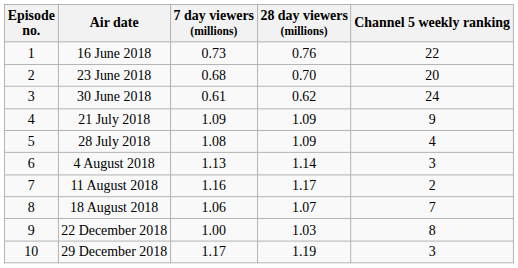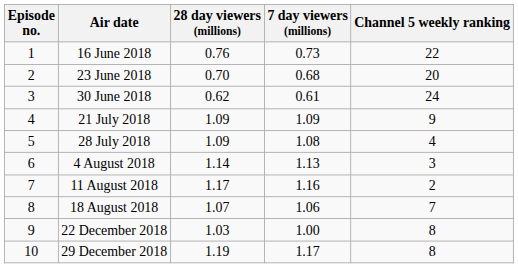columns swapped: (214, 23) <-> (304, 23)
(432, 251) 3 -> (432, 251) 8
